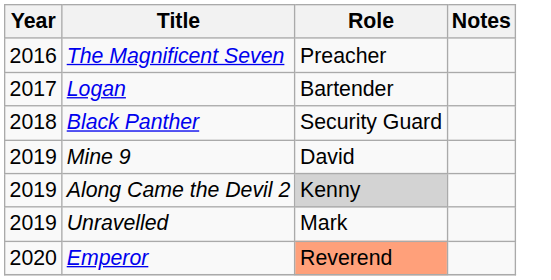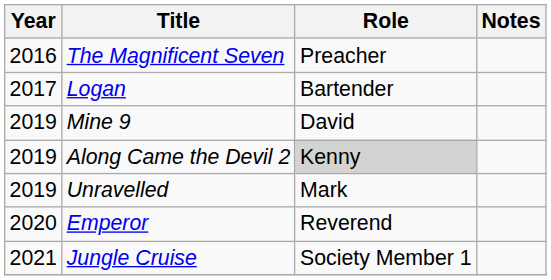- row: (133, 122)
(346, 257) lightsalmon background -> (346, 223) no background
+ row: (132, 257)
